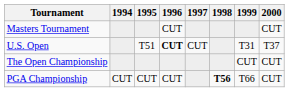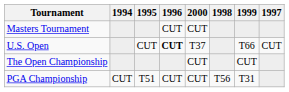columns swapped: (197, 12) <-> (272, 12)
(147, 46) T51 -> (147, 46) CUT
(247, 46) T31 -> (247, 46) T66
(147, 79) CUT -> (147, 79) T51
(222, 79) bold -> (222, 79) normal
(247, 79) T66 -> (247, 79) T31
